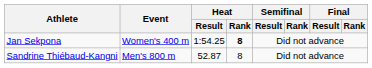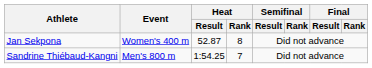(209, 41) 1:54.25 -> (209, 41) 52.87
(240, 41) bold -> (240, 41) normal
(209, 56) 52.87 -> (209, 56) 1:54.25
(240, 56) 8 -> (240, 56) 7
